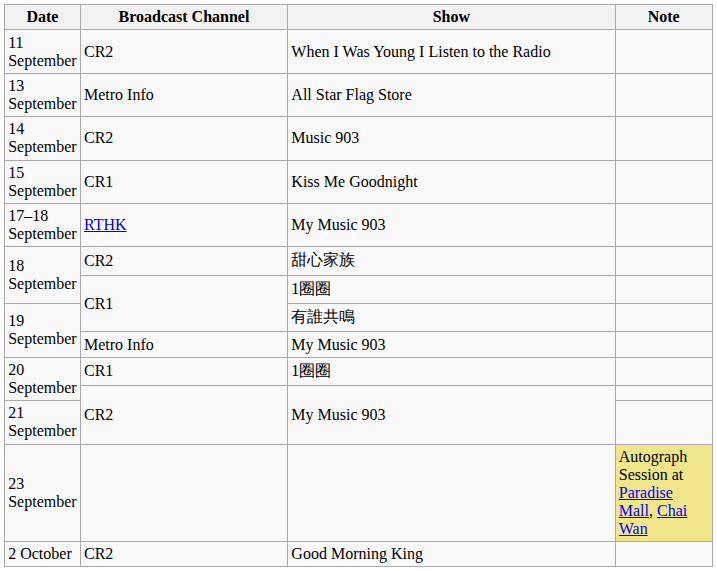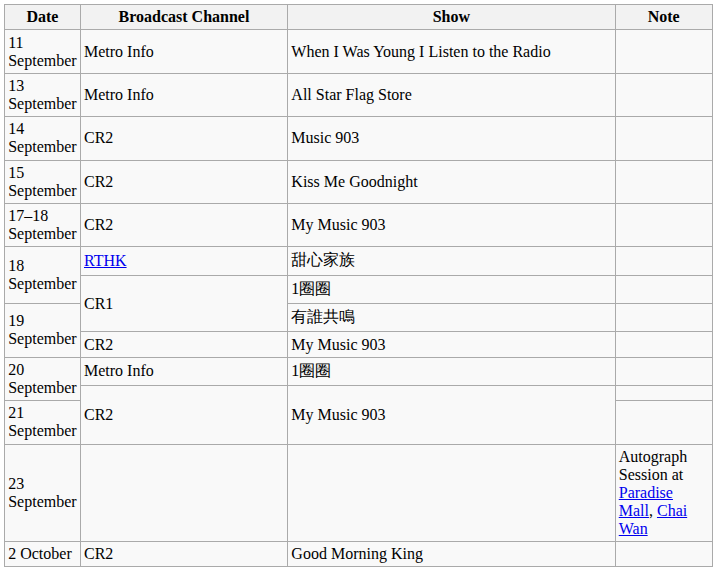(99, 51) CR2 -> (119, 51) Metro Info
(99, 181) CR1 -> (99, 181) CR2
(105, 225) RTHK -> (99, 225) CR2
(99, 260) CR2 -> (105, 260) RTHK
(119, 344) Metro Info -> (99, 344) CR2
(99, 371) CR1 -> (119, 371) Metro Info
(653, 492) khaki background -> (653, 492) no background
